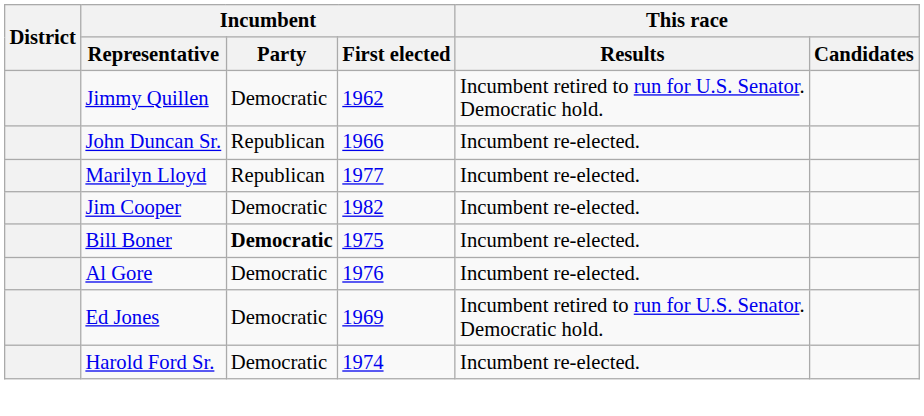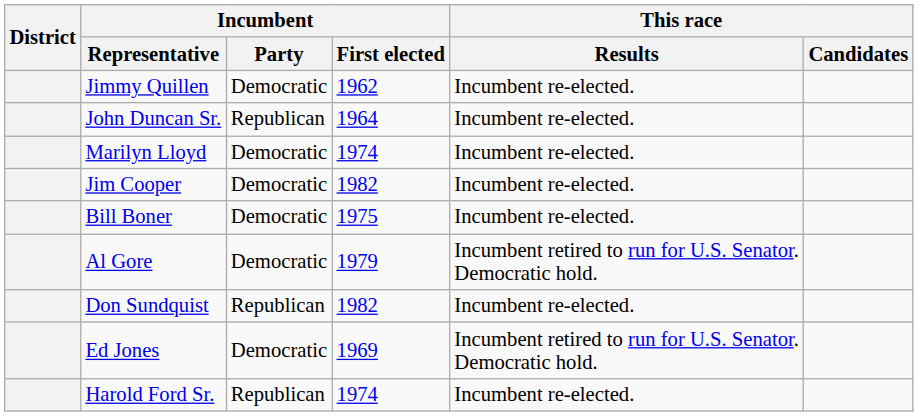(632, 97) Incumbent retired to run for U.S. Senator. Democratic hold. -> (544, 86) Incumbent re-elected.
(363, 142) 1966 -> (357, 119) 1964
(278, 175) Republican -> (279, 151) Democratic
(363, 175) 1977 -> (357, 151) 1974
(282, 240) bold -> (279, 217) normal
(363, 273) 1976 -> (357, 261) 1979
(550, 273) Incumbent re-elected. -> (627, 261) Incumbent retired to run for U.S. Senator. Democratic hold.
+ row: (147, 305)
(279, 361) Democratic -> (278, 394) Republican
